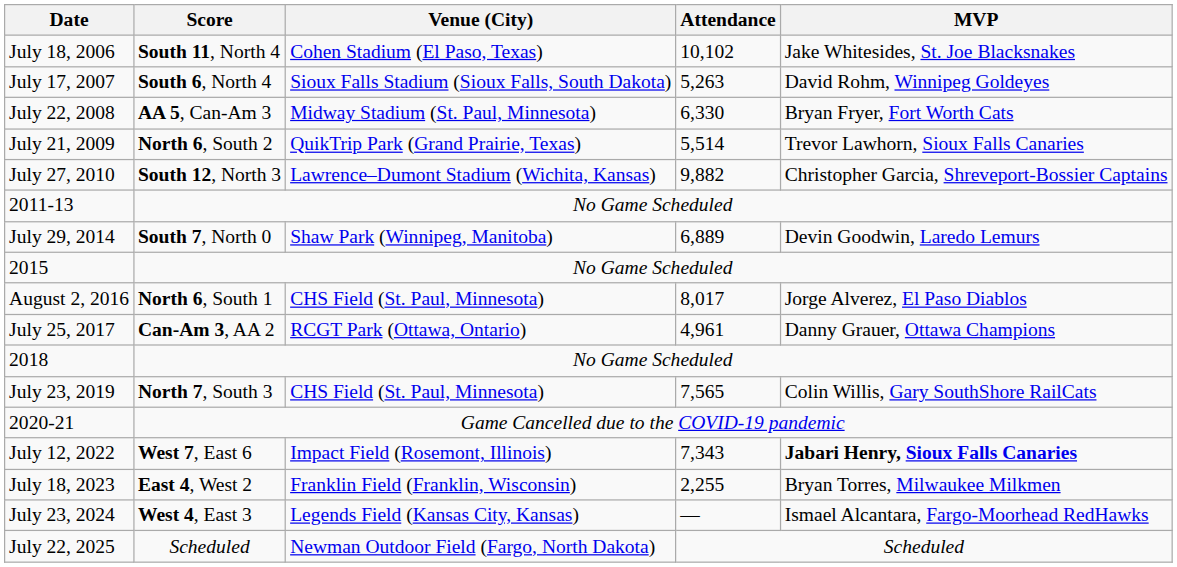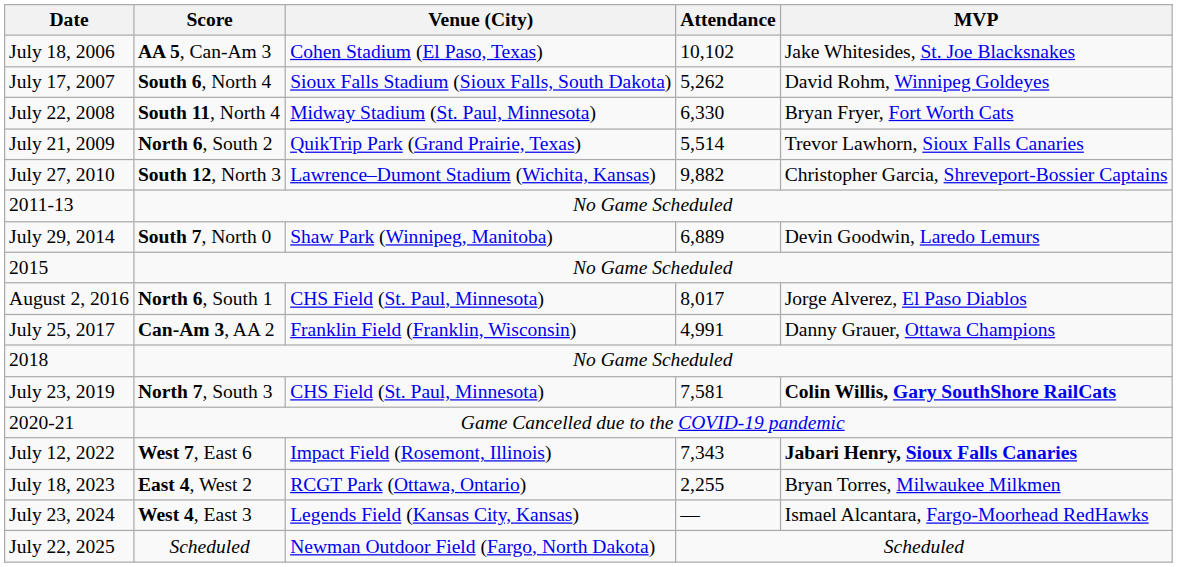(209, 50) South 11, North 4 -> (205, 50) AA 5, Can-Am 3
(702, 81) 5,263 -> (702, 81) 5,262
(205, 112) AA 5, Can-Am 3 -> (209, 112) South 11, North 4
(408, 329) RCGT Park (Ottawa, Ontario) -> (433, 329) Franklin Field (Franklin, Wisconsin)
(702, 329) 4,961 -> (702, 329) 4,991
(702, 391) 7,565 -> (702, 391) 7,581
(941, 391) normal -> (950, 391) bold
(433, 484) Franklin Field (Franklin, Wisconsin) -> (408, 484) RCGT Park (Ottawa, Ontario)
